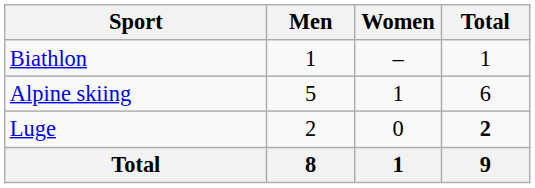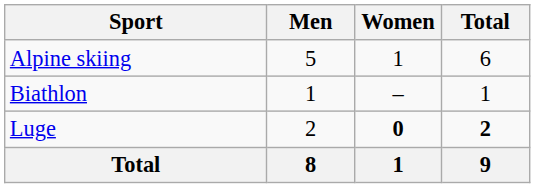rows swapped: (71, 93) <-> (48, 57)
(398, 128) normal -> (398, 128) bold
